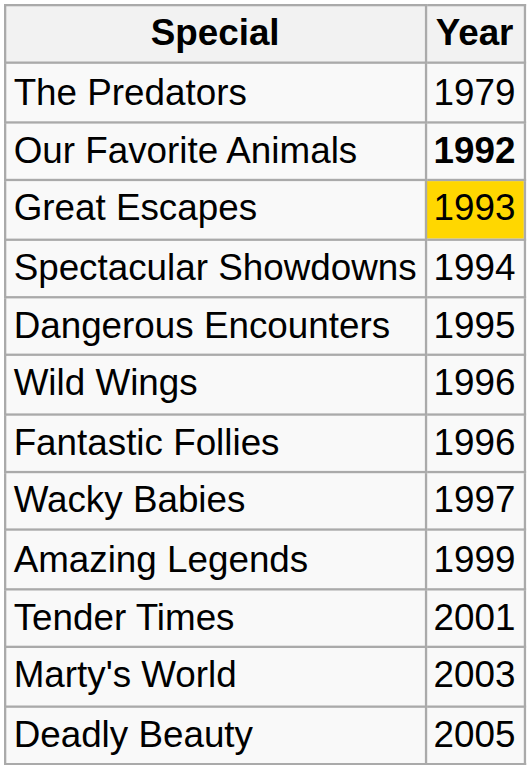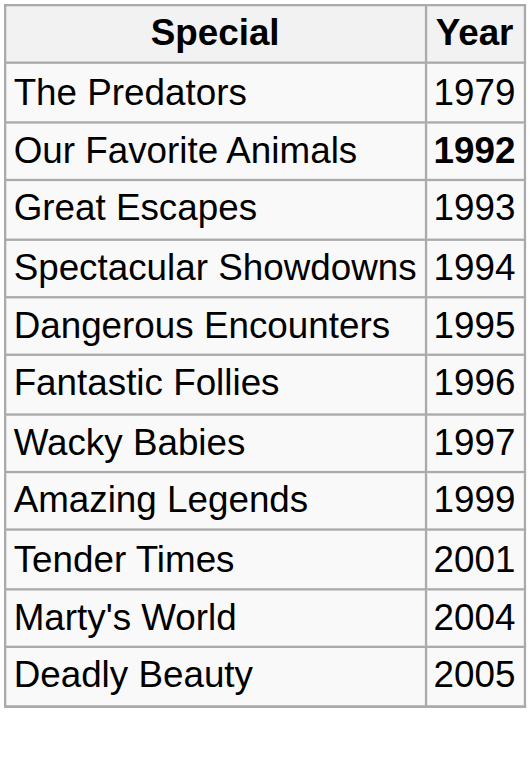(475, 208) gold background -> (475, 208) no background
- row: (106, 383)
(475, 675) 2003 -> (475, 617) 2004
